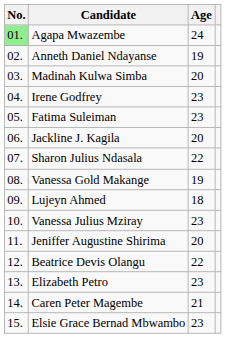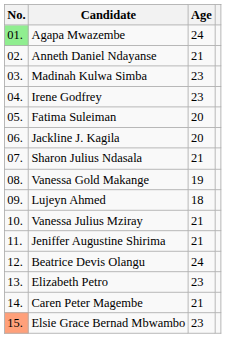(197, 56) 19 -> (197, 56) 21
(197, 76) 20 -> (197, 76) 23
(197, 117) 23 -> (197, 117) 20
(197, 158) 22 -> (197, 158) 21
(197, 220) 23 -> (197, 220) 21
(197, 241) 20 -> (197, 241) 21
(197, 261) 22 -> (197, 261) 24
(15, 323) no background -> (15, 323) lightsalmon background
